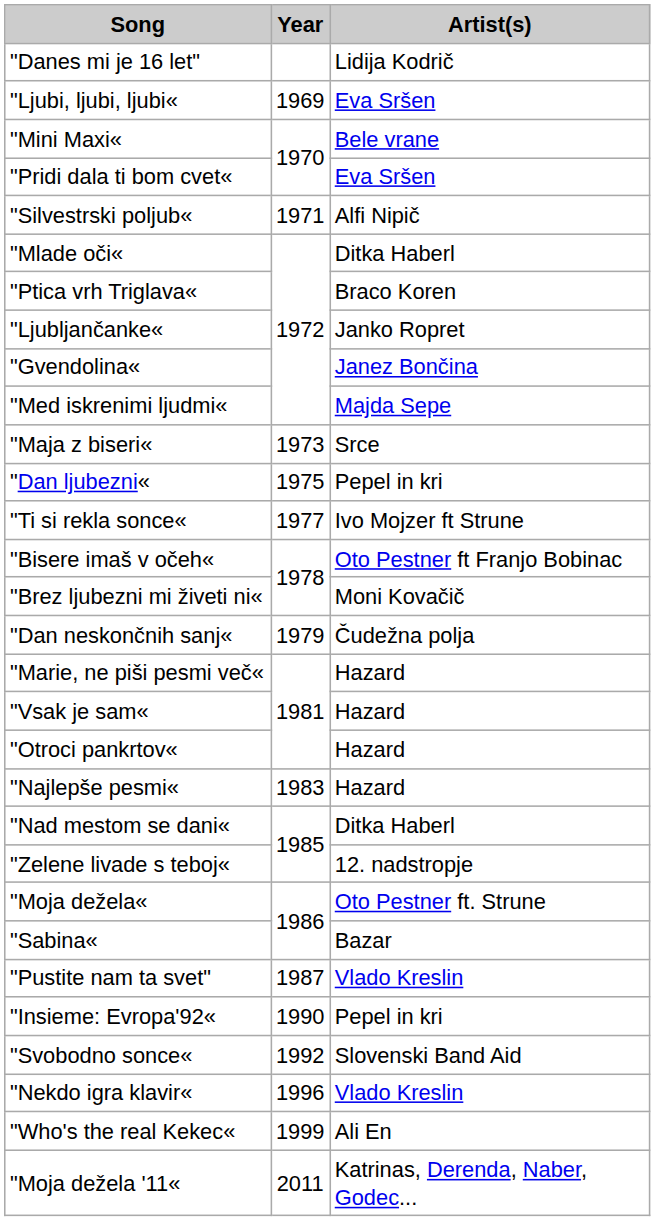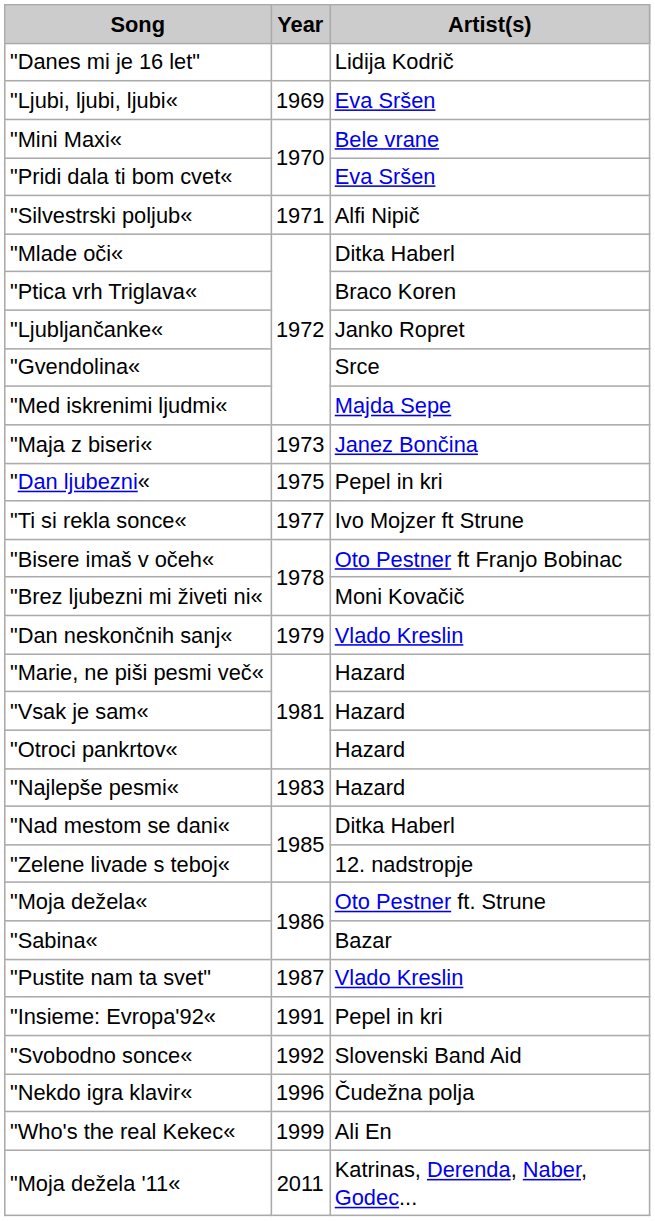(406, 367) Janez Bončina -> (357, 367) Srce
(357, 444) Srce -> (406, 444) Janez Bončina
(405, 635) Čudežna polja -> (399, 635) Vlado Kreslin
(300, 1016) 1990 -> (300, 1016) 1991
(399, 1093) Vlado Kreslin -> (405, 1093) Čudežna polja
